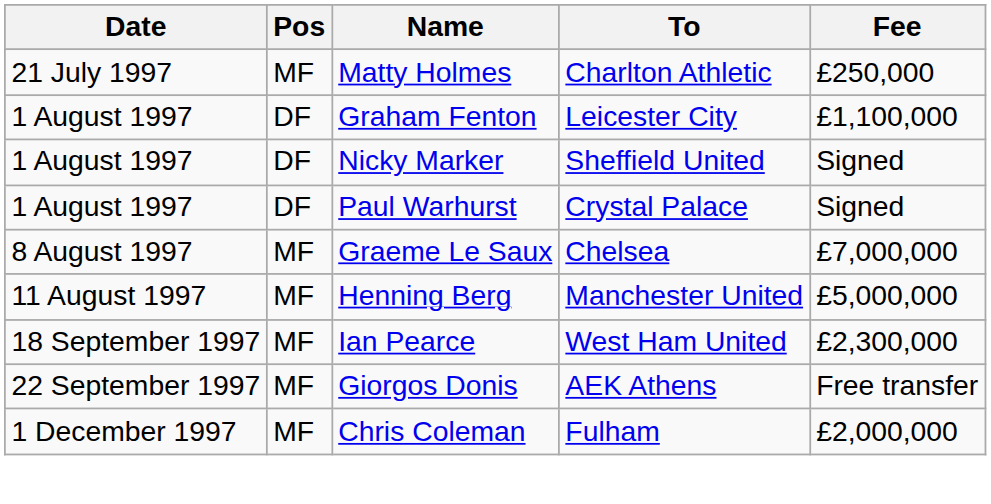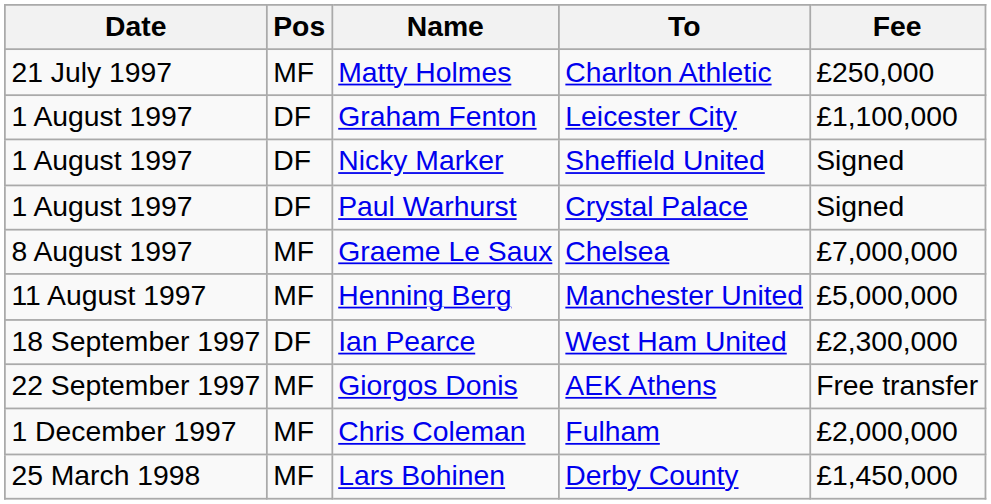(294, 341) MF -> (292, 341) DF
+ row: (422, 476)
